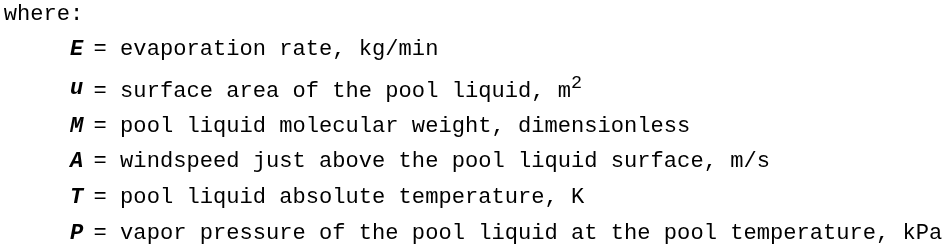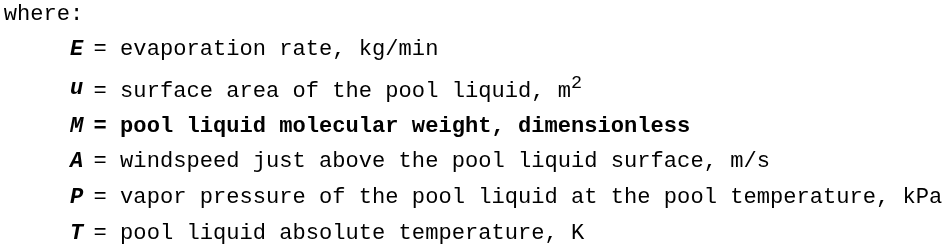(392, 126) normal -> (392, 126) bold
rows swapped: (77, 233) <-> (77, 198)
